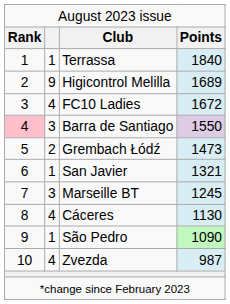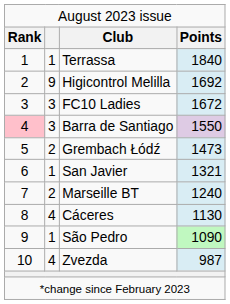(207, 82) 1689 -> (207, 82) 1692
(52, 104) 4 -> (52, 104) 3
(52, 193) 3 -> (52, 193) 2
(207, 193) 1245 -> (207, 193) 1240
